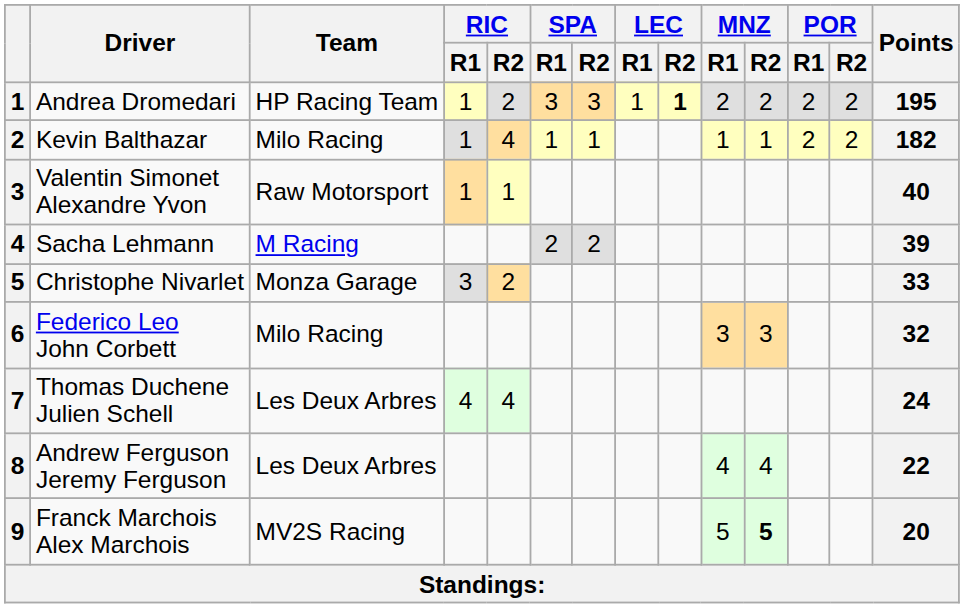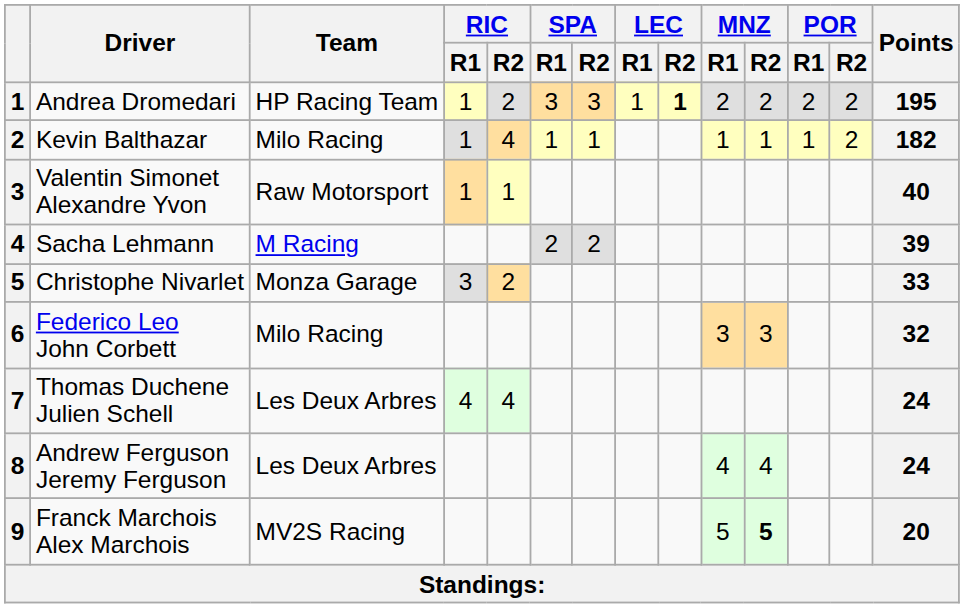(809, 140) 2 -> (809, 140) 1
(916, 466) 22 -> (916, 466) 24
